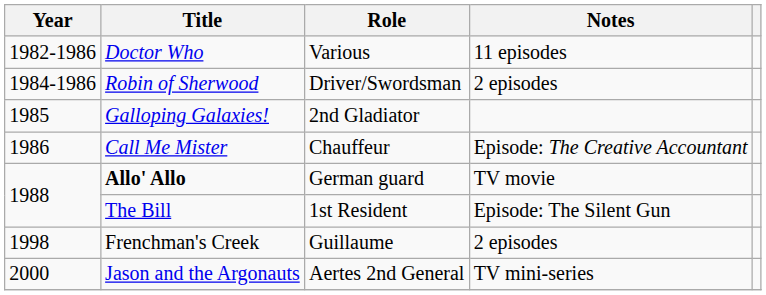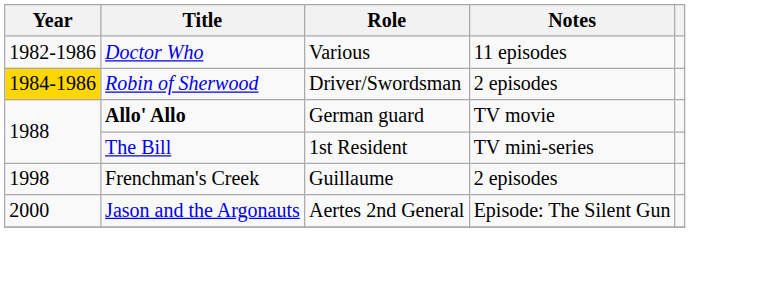(53, 83) no background -> (53, 83) gold background
- row: (187, 115)
- row: (166, 147)
(572, 210) Episode: The Silent Gun -> (534, 147) TV mini-series
(534, 274) TV mini-series -> (572, 210) Episode: The Silent Gun
